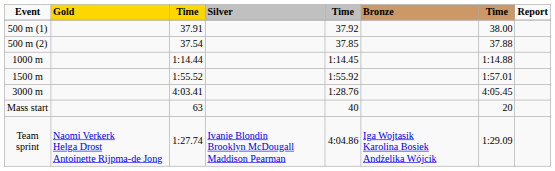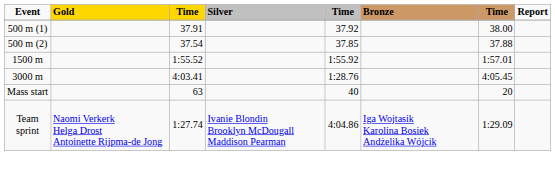- row: (28, 60)
